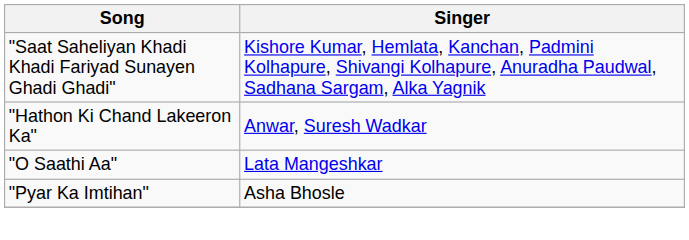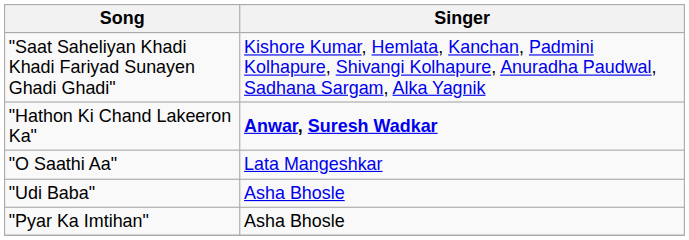(335, 125) normal -> (341, 125) bold
+ row: (52, 192)
